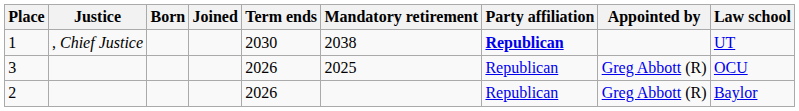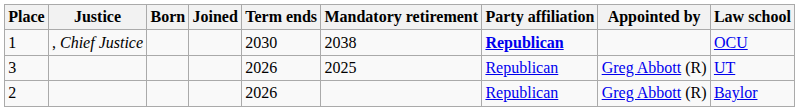(725, 42) UT -> (731, 42) OCU
(731, 67) OCU -> (725, 67) UT
